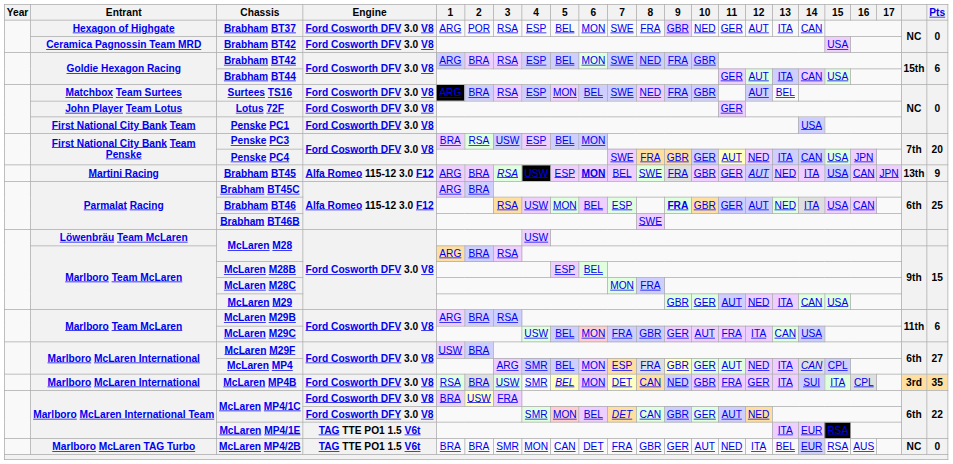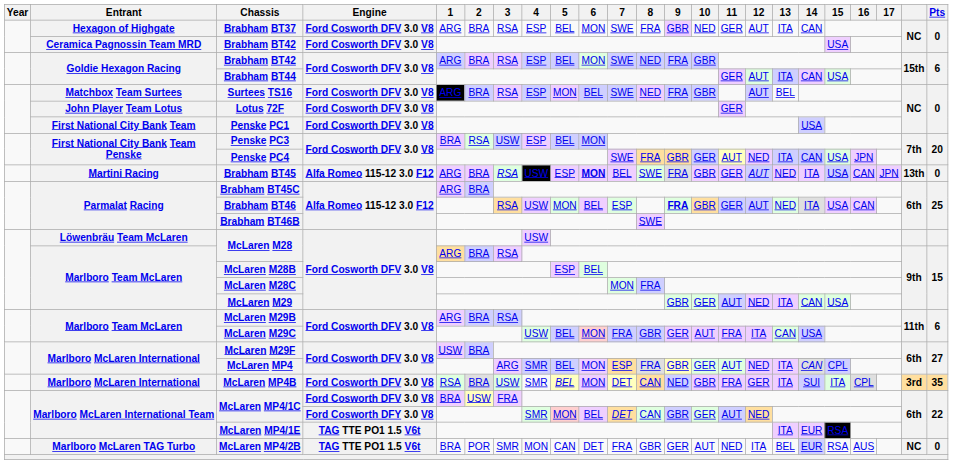(479, 28) POR -> (479, 28) BRA
(937, 173) 9 -> (937, 173) 0
(479, 446) BRA -> (479, 446) POR
